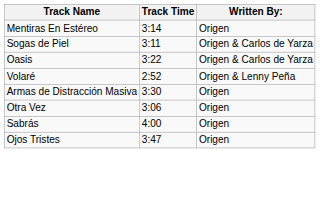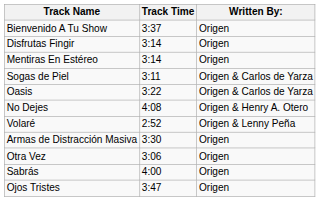+ row: (57, 28)
+ row: (41, 44)
+ row: (27, 108)
